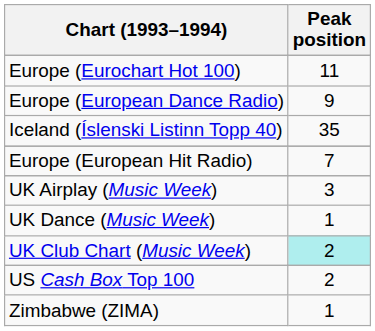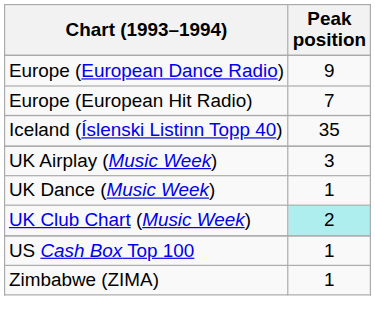- row: (125, 70)
rows swapped: (131, 160) <-> (146, 130)
(329, 280) 2 -> (329, 250) 1
